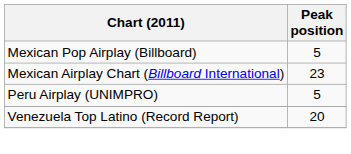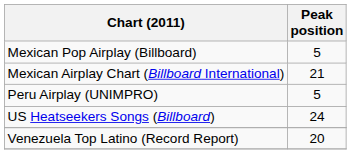(317, 73) 23 -> (317, 73) 21
+ row: (111, 116)
